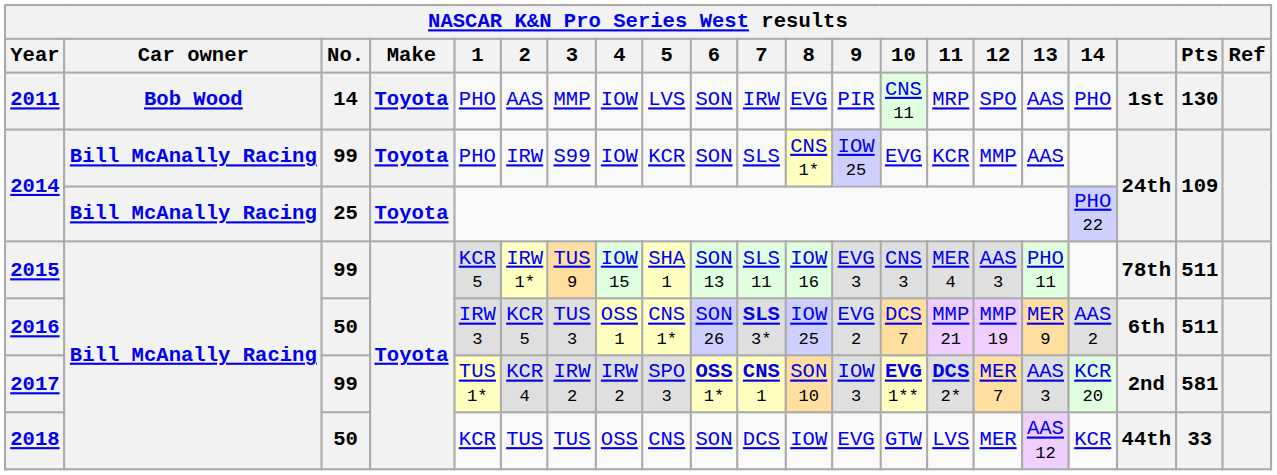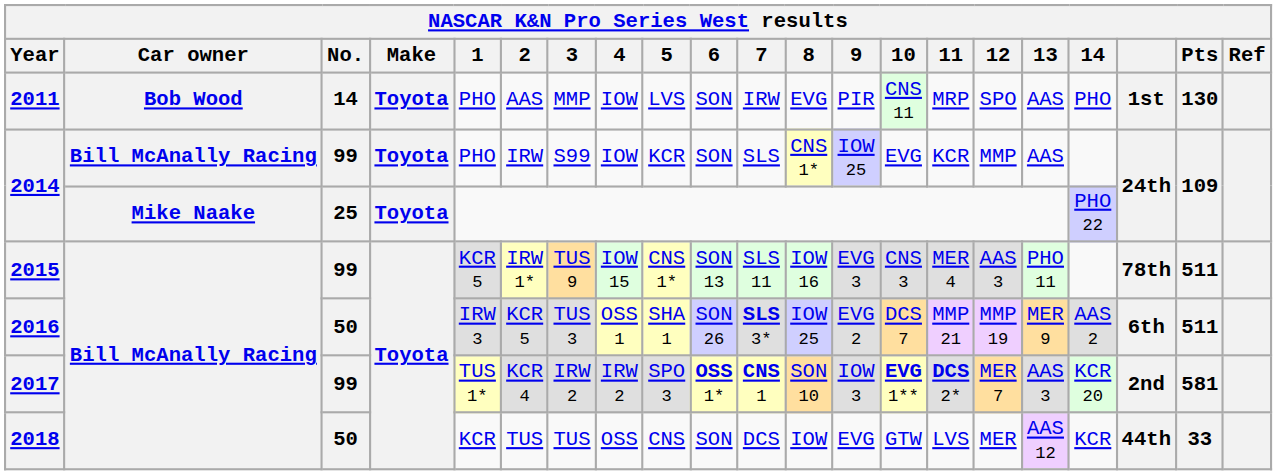(193, 214) Bill McAnally Racing -> (193, 214) Mike Naake
(667, 269) SHA 1 -> (667, 269) CNS 1*
(667, 326) CNS 1* -> (667, 326) SHA 1
